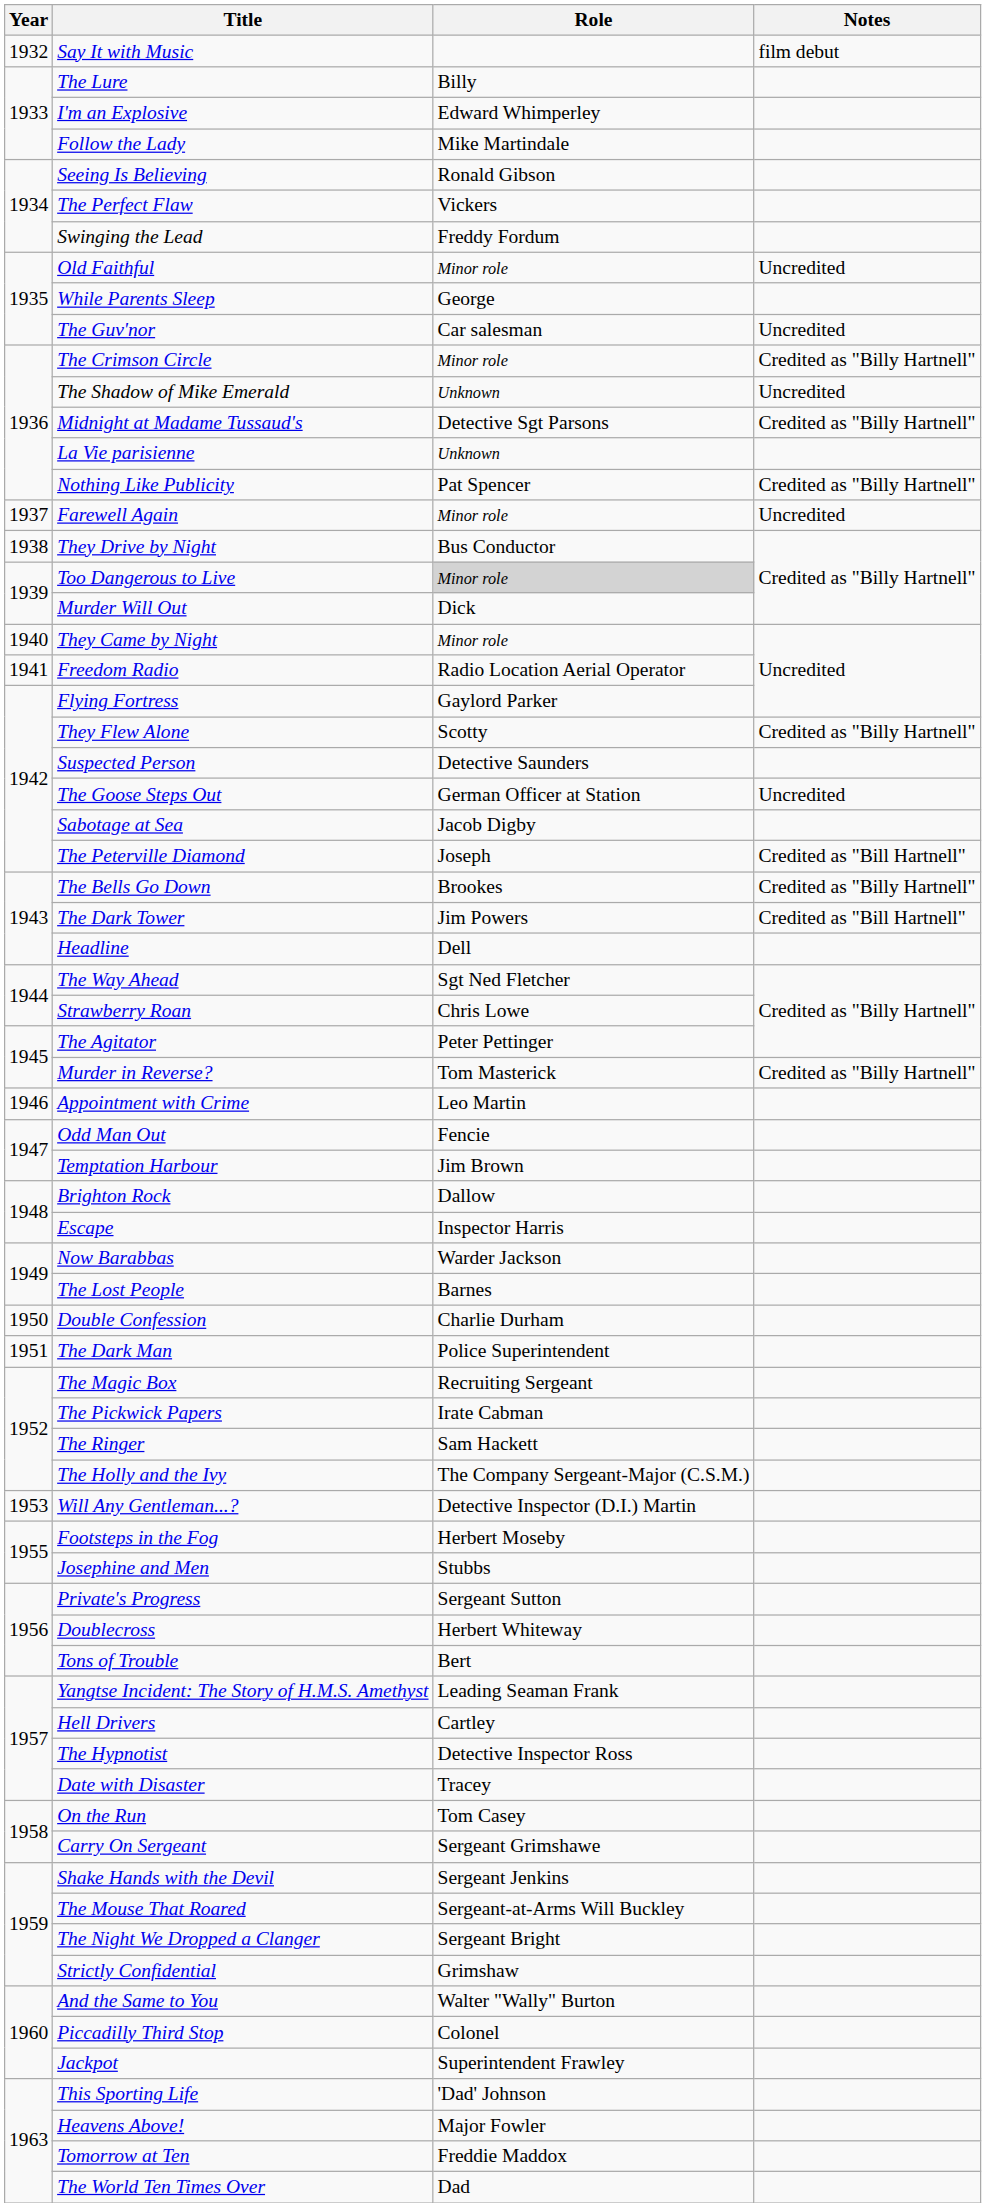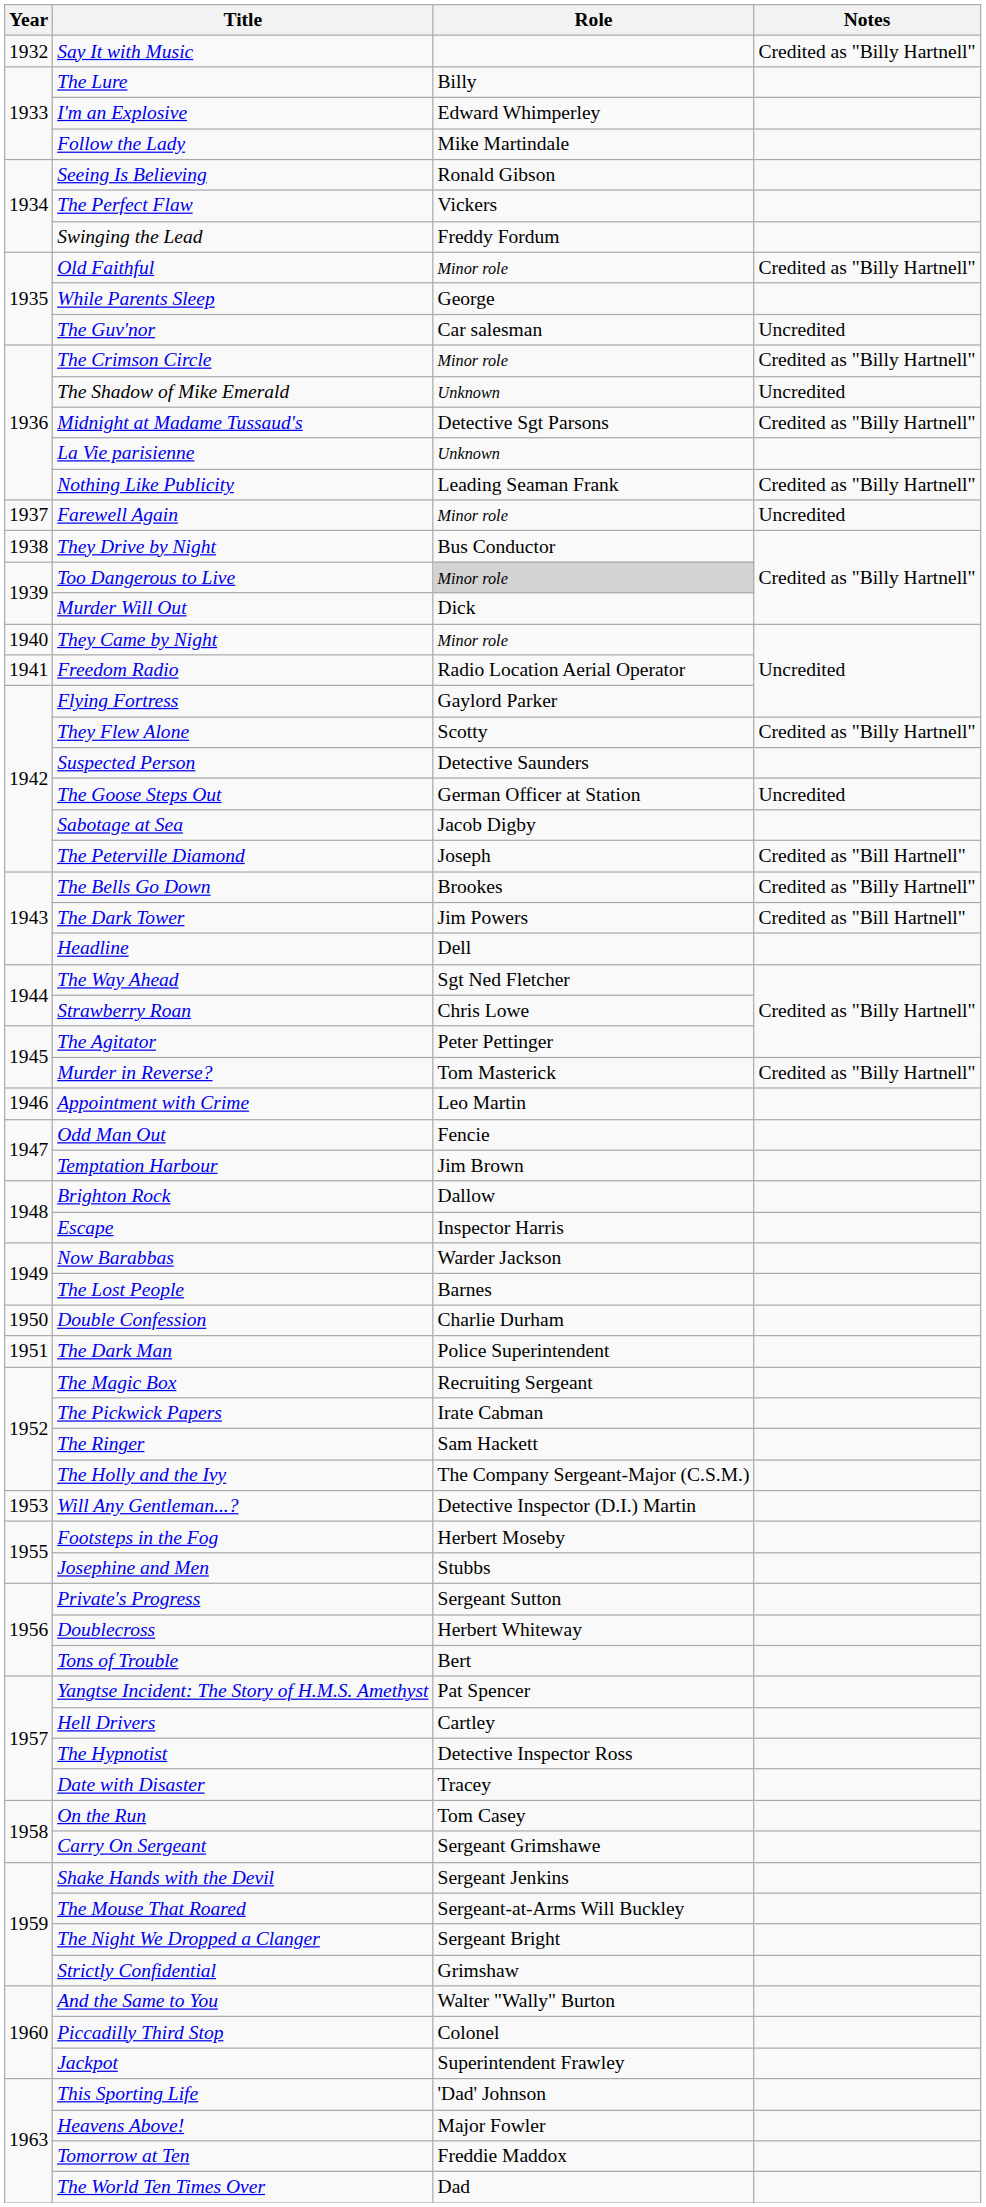(799, 50) film debut -> (867, 50) Credited as "Billy Hartnell"
(802, 267) Uncredited -> (867, 267) Credited as "Billy Hartnell"
(484, 484) Pat Spencer -> (528, 484) Leading Seaman Frank
(528, 1691) Leading Seaman Frank -> (484, 1691) Pat Spencer
